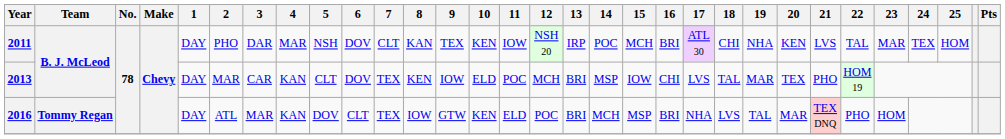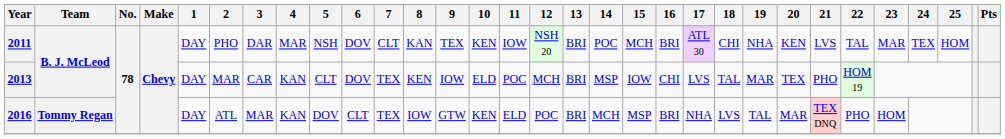(576, 43) IRP -> (576, 43) BRI
